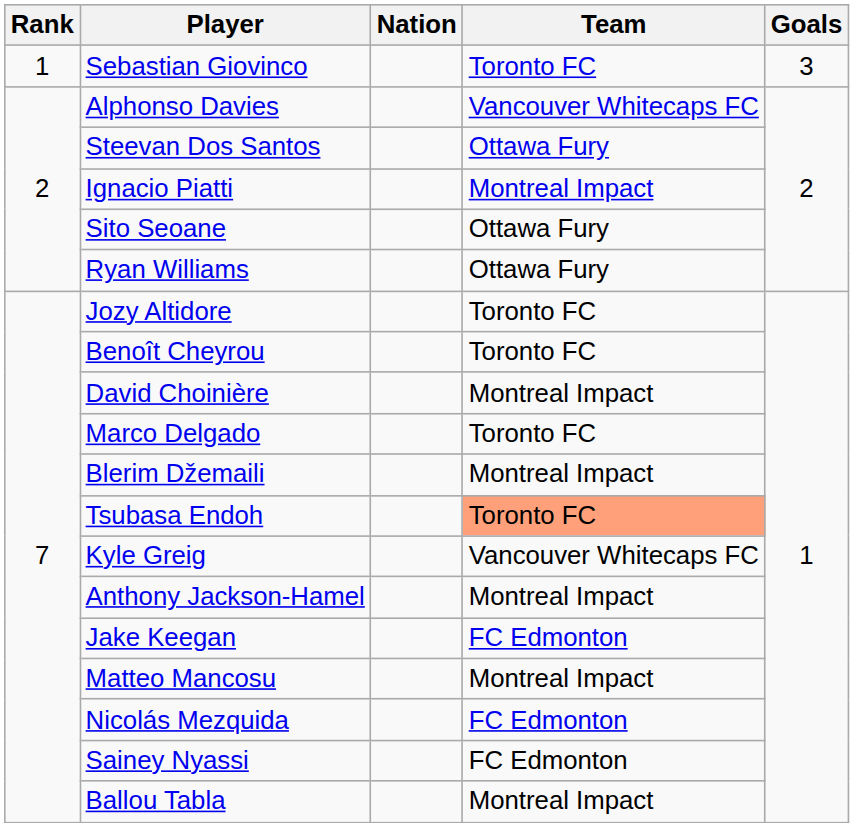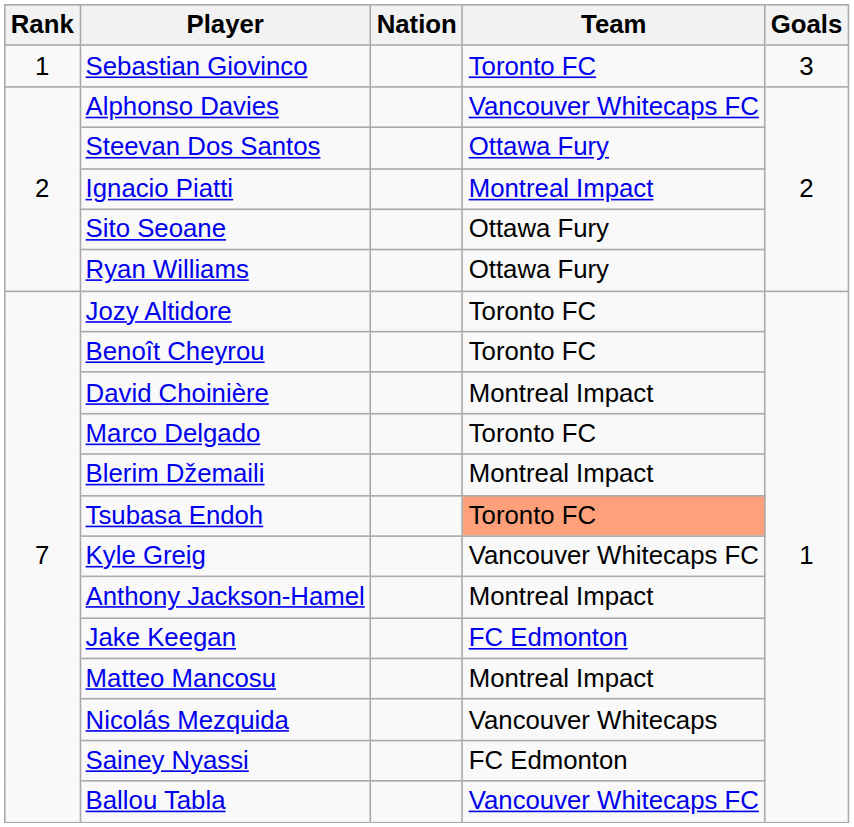(548, 719) FC Edmonton -> (593, 719) Vancouver Whitecaps
(561, 801) Montreal Impact -> (614, 801) Vancouver Whitecaps FC
